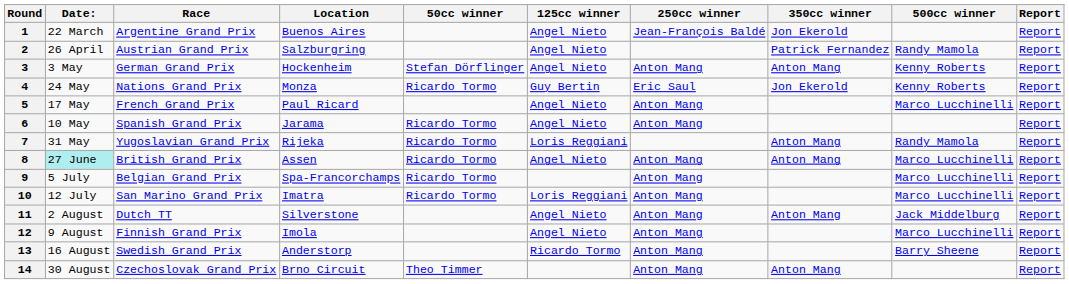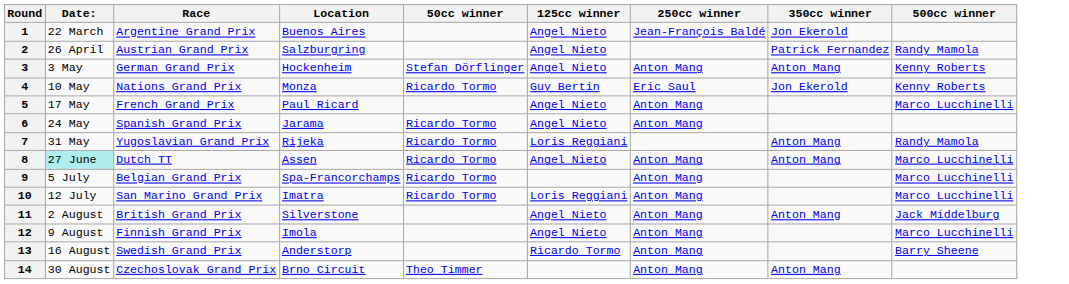- column: (1040, 14)
(69, 87) 24 May -> (69, 87) 10 May
(69, 123) 10 May -> (69, 123) 24 May
(179, 160) British Grand Prix -> (144, 160) Dutch TT
(144, 215) Dutch TT -> (179, 215) British Grand Prix
